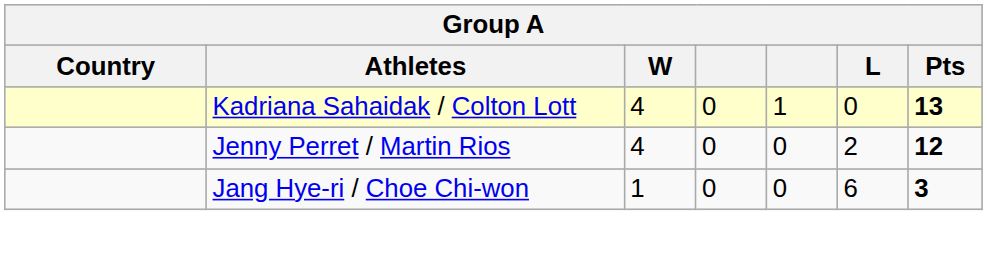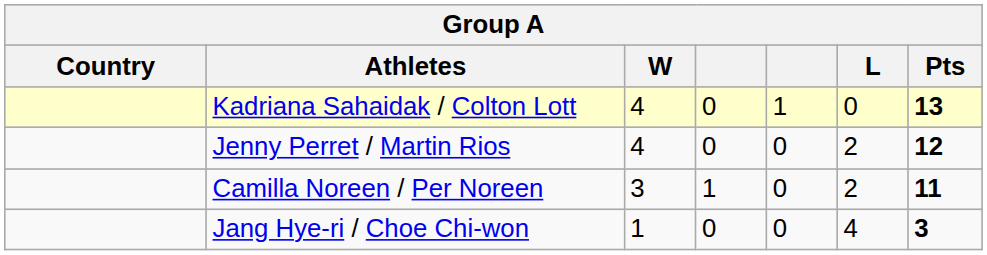+ row: (378, 188)
(851, 188) 6 -> (851, 229) 4
